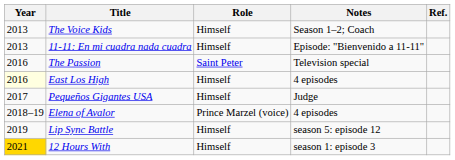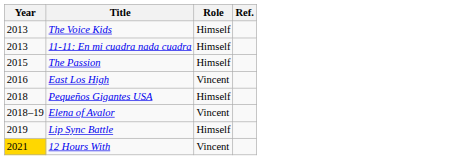- column: (359, 12)
(17, 63) 2016 -> (17, 63) 2015
(220, 63) Saint Peter -> (214, 63) Himself
(17, 79) lightyellow background -> (17, 79) no background
(214, 79) Himself -> (213, 79) Vincent
(17, 96) 2017 -> (17, 96) 2018
(243, 113) Prince Marzel (voice) -> (213, 113) Vincent
(214, 146) Himself -> (213, 146) Vincent
